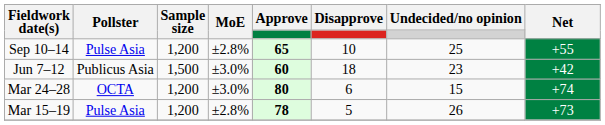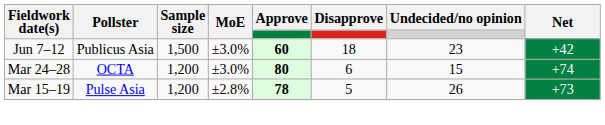- row: (39, 49)
